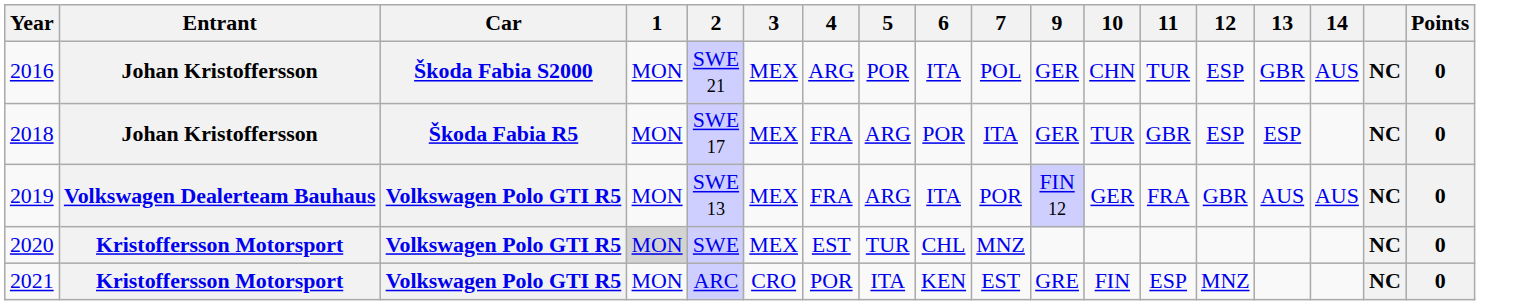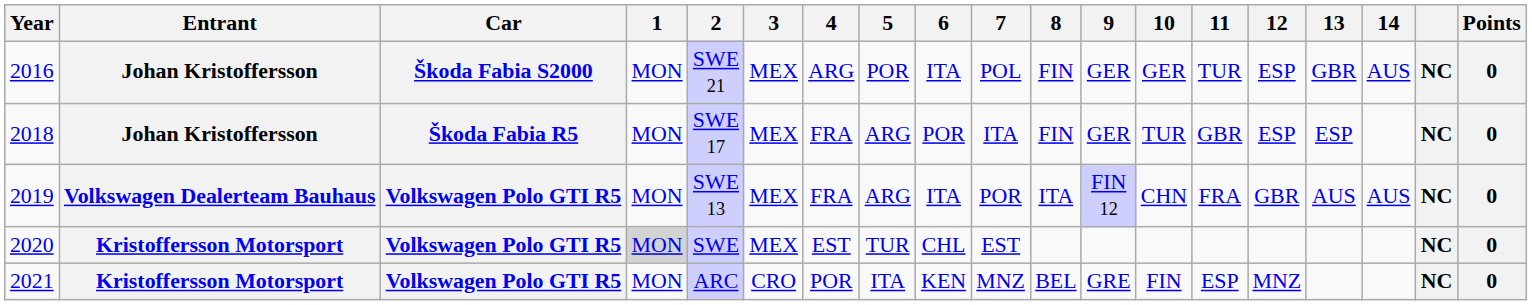+ column: (1056, 22)
(1112, 71) CHN -> (1164, 71) GER
(1112, 195) GER -> (1164, 195) CHN
(1001, 244) MNZ -> (1001, 244) EST
(1001, 280) EST -> (1001, 280) MNZ
